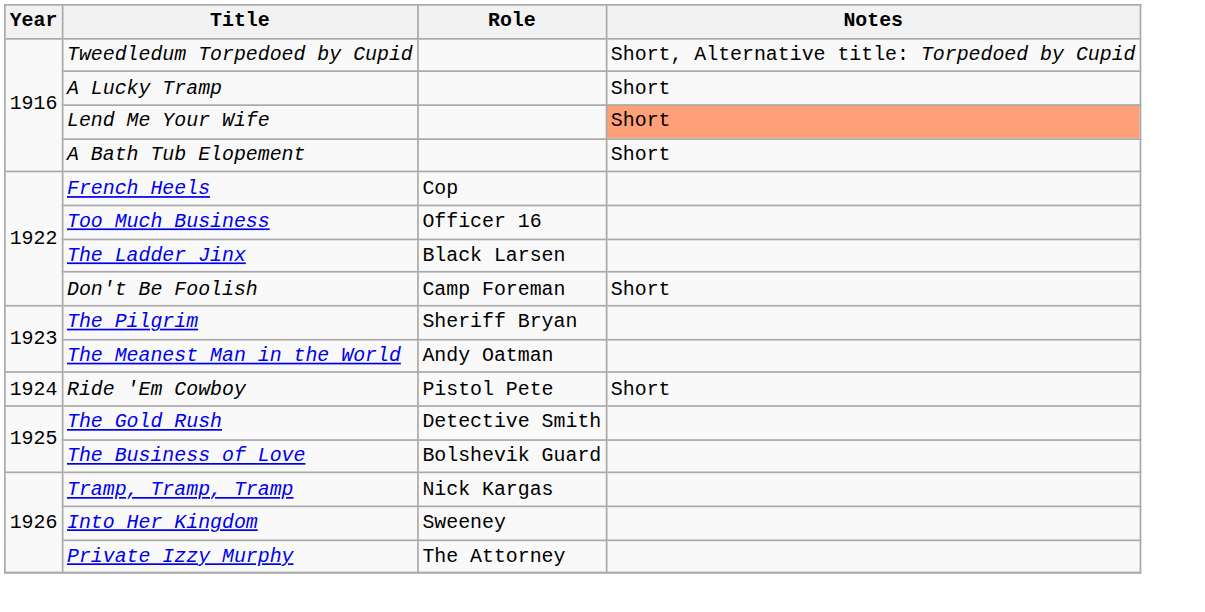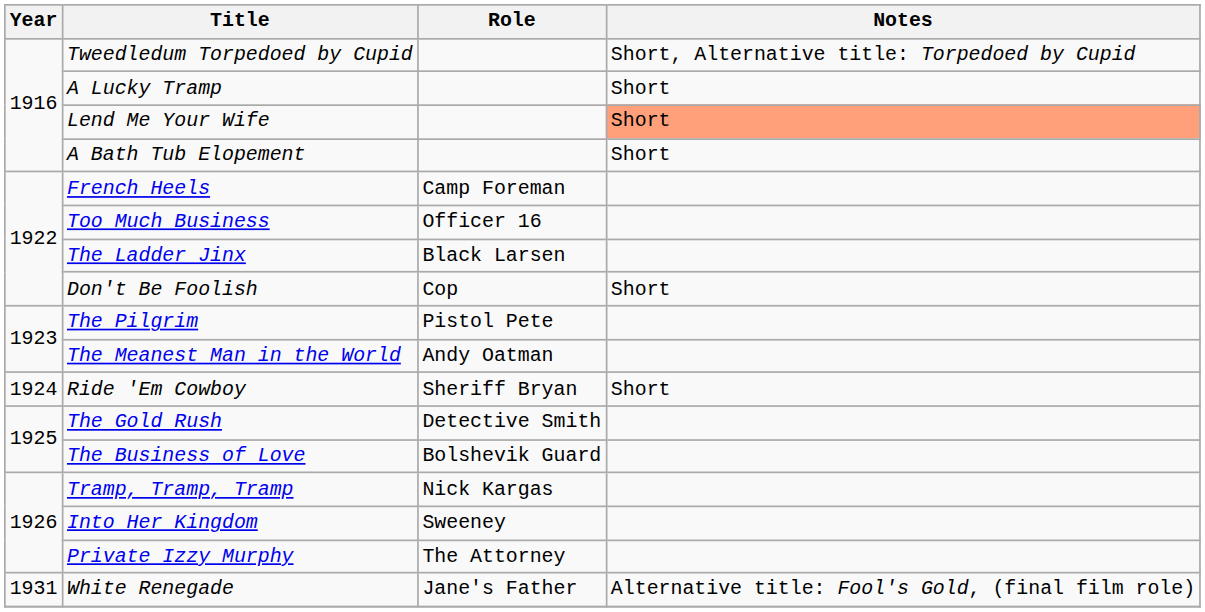(440, 188) Cop -> (494, 188) Camp Foreman
(494, 289) Camp Foreman -> (440, 289) Cop
(500, 322) Sheriff Bryan -> (488, 322) Pistol Pete
(488, 389) Pistol Pete -> (500, 389) Sheriff Bryan
+ row: (150, 589)
